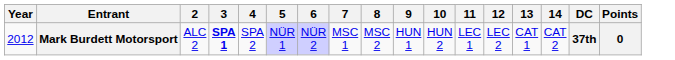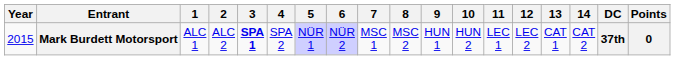+ column: (195, 13)
(20, 39) 2012 -> (20, 39) 2015
